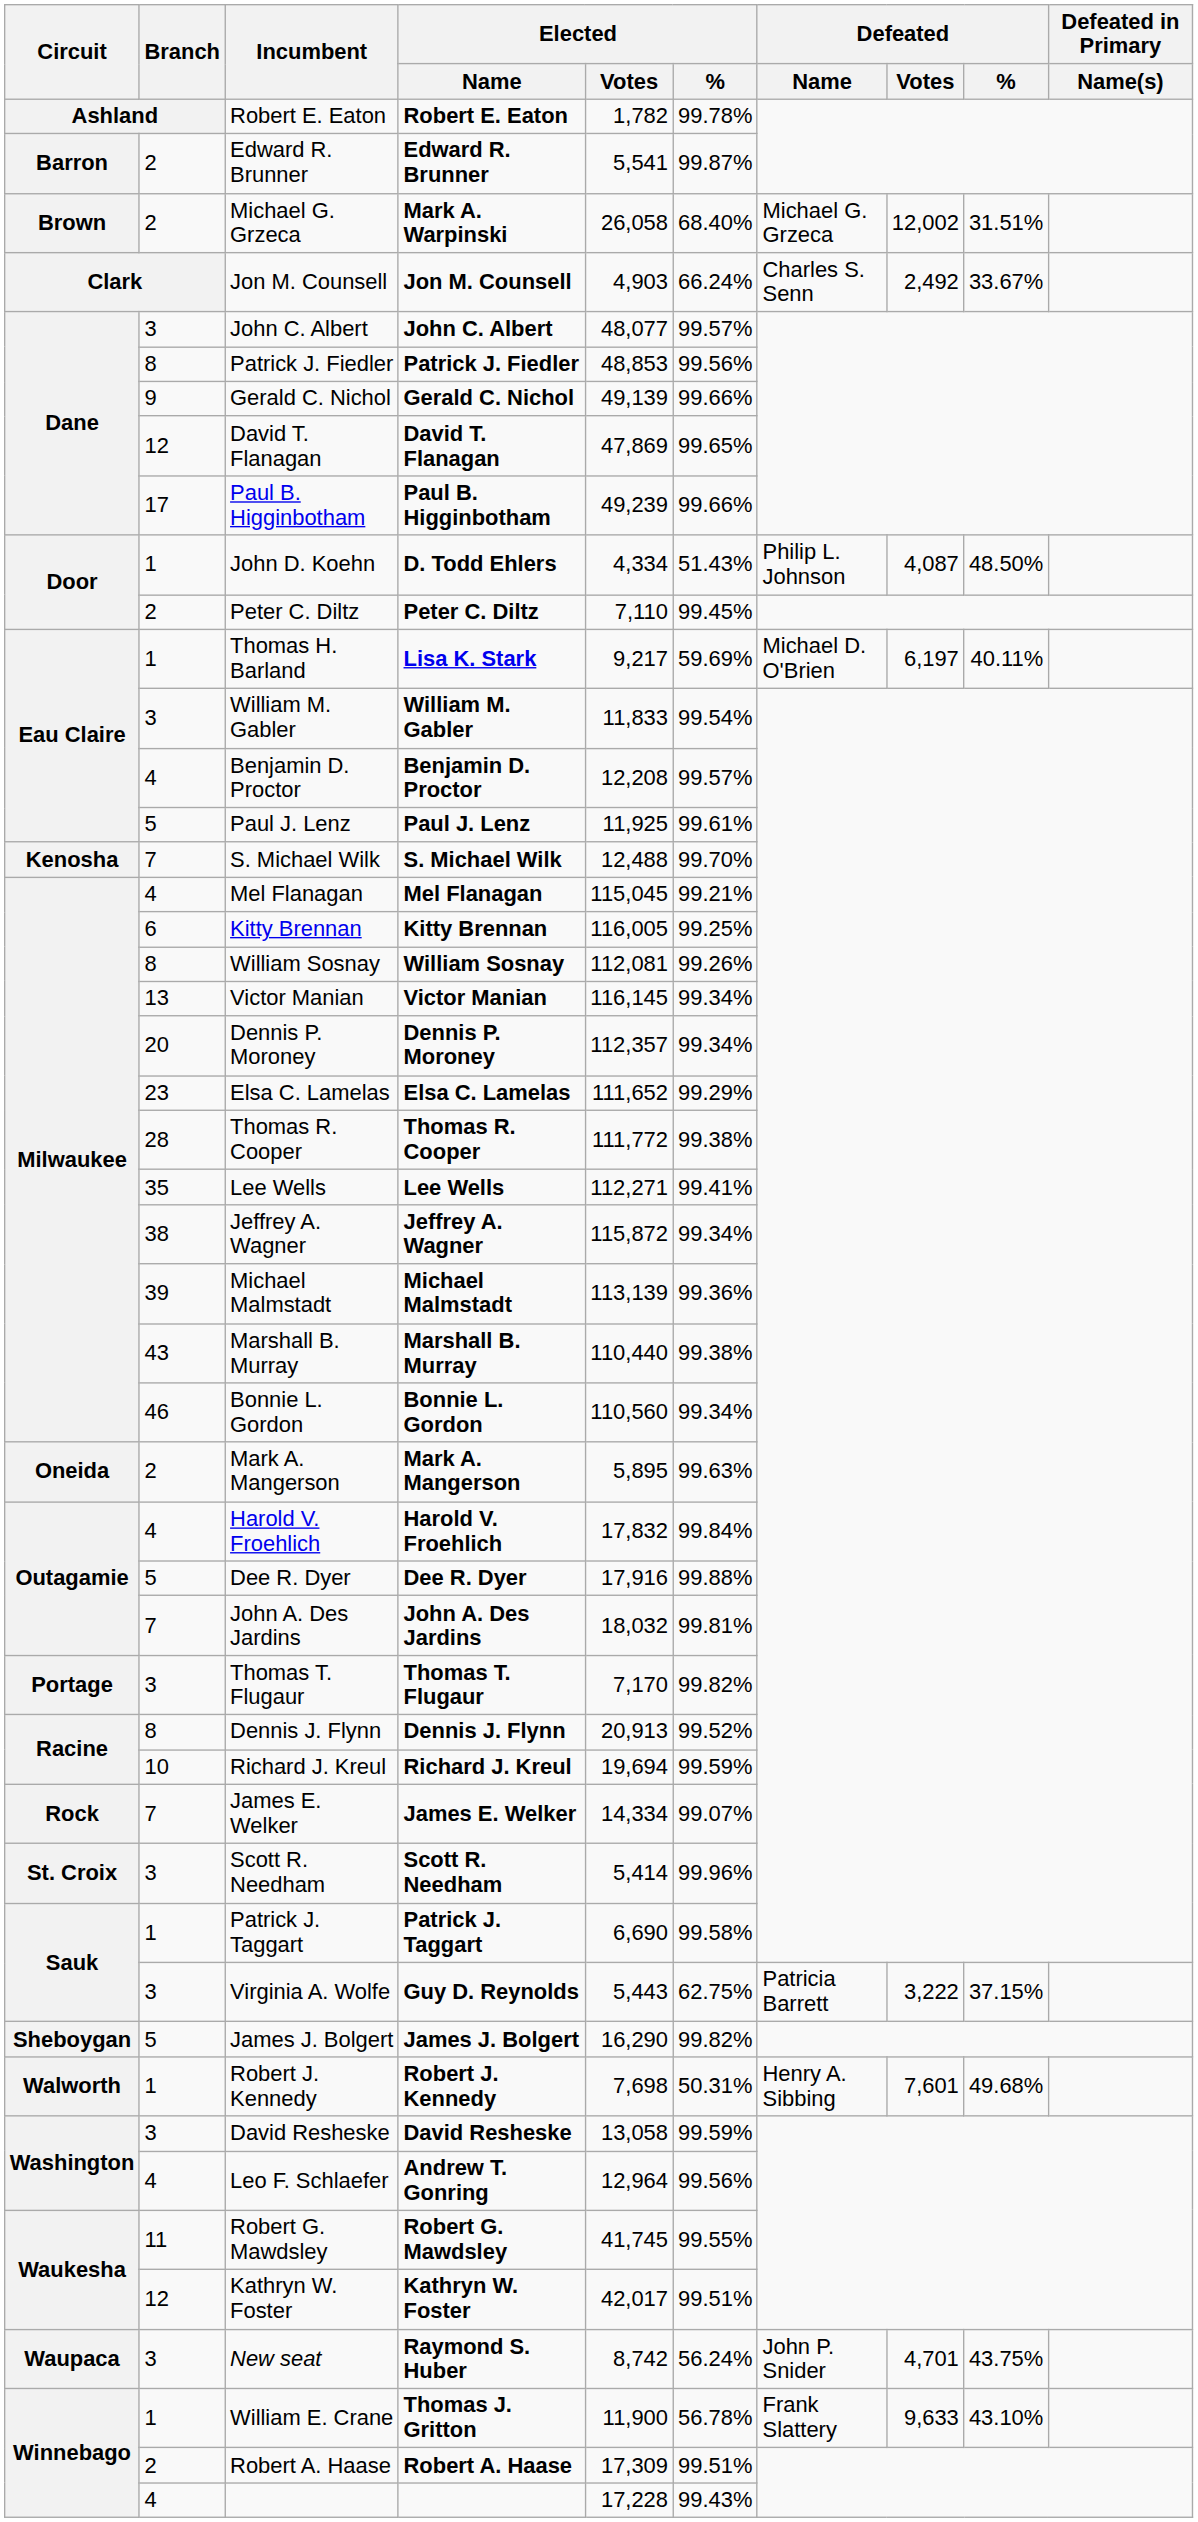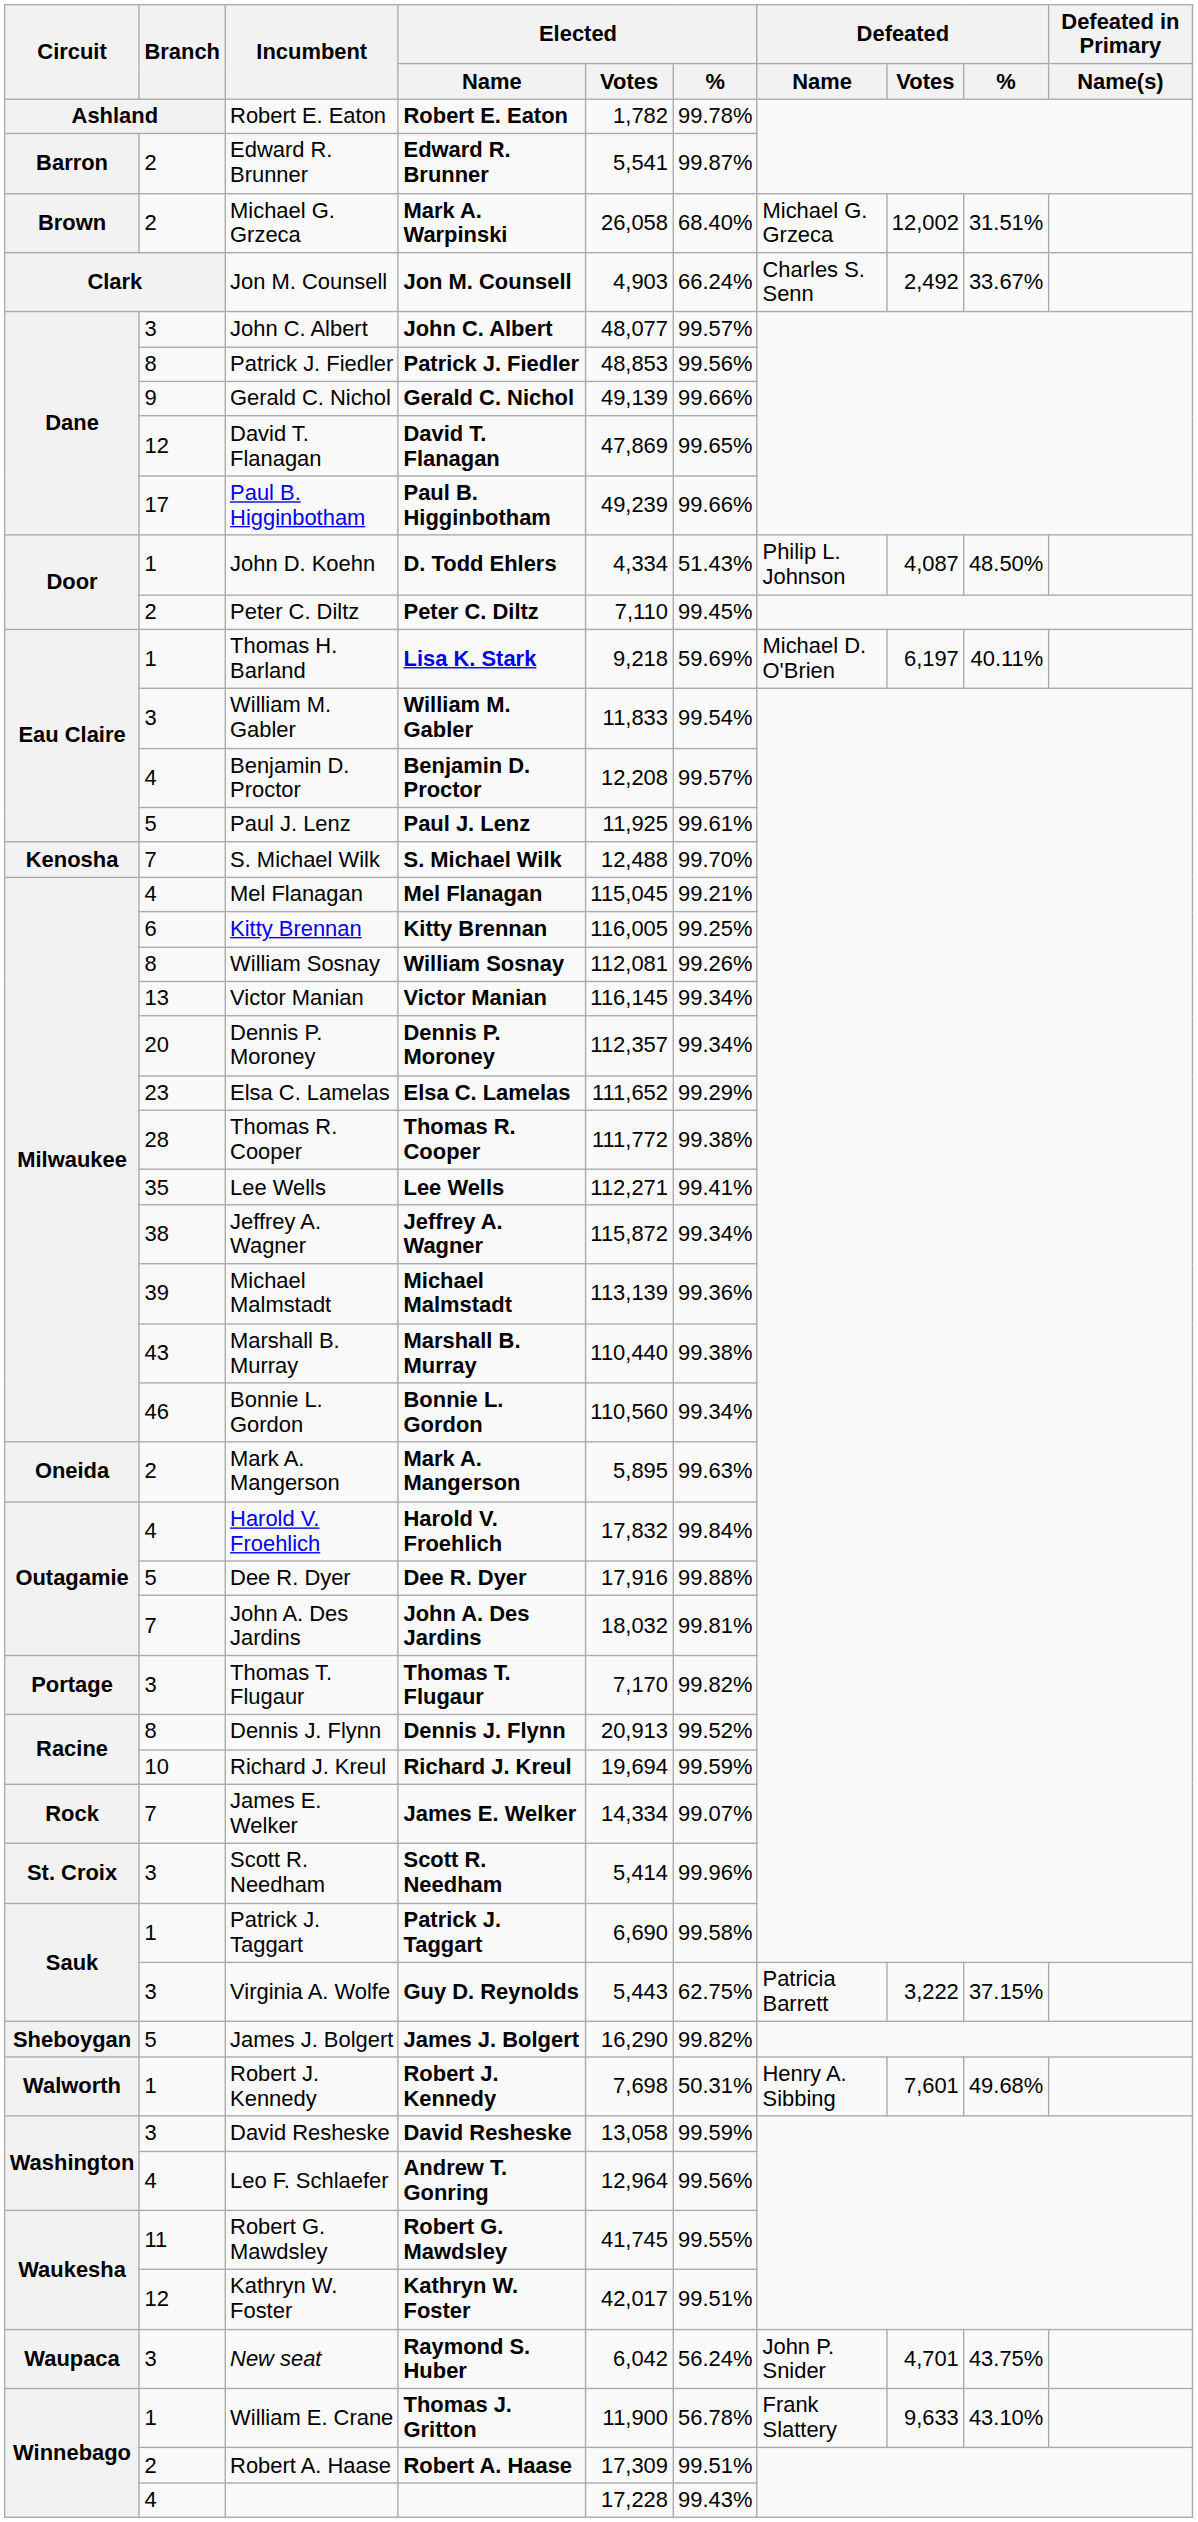(641, 658) 9,217 -> (641, 658) 9,218
(641, 2358) 8,742 -> (641, 2358) 6,042
